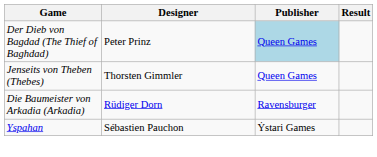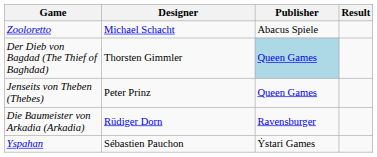+ row: (29, 29)
(127, 41) Peter Prinz -> (143, 58) Thorsten Gimmler
(143, 76) Thorsten Gimmler -> (127, 92) Peter Prinz
